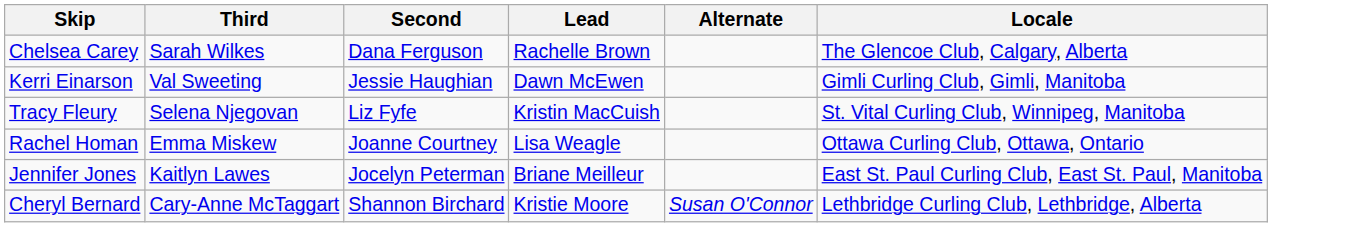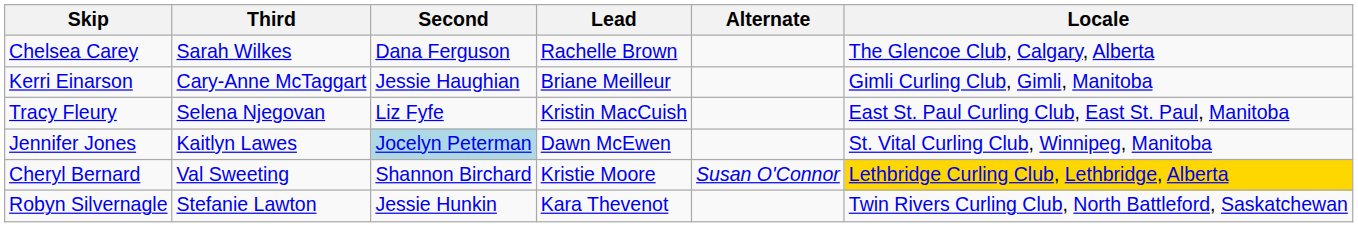(206, 81) Val Sweeting -> (271, 81) Cary-Anne McTaggart
(579, 81) Dawn McEwen -> (606, 81) Briane Meilleur
(1003, 112) St. Vital Curling Club, Winnipeg, Manitoba -> (1069, 112) East St. Paul Curling Club, East St. Paul, Manitoba
- row: (74, 143)
(426, 174) no background -> (454, 143) lightblue background
(579, 174) Briane Meilleur -> (606, 143) Dawn McEwen
(1042, 174) East St. Paul Curling Club, East St. Paul, Manitoba -> (1030, 143) St. Vital Curling Club, Winnipeg, Manitoba
(244, 205) Cary-Anne McTaggart -> (233, 174) Val Sweeting
(1012, 205) no background -> (1039, 174) gold background
+ row: (88, 205)
